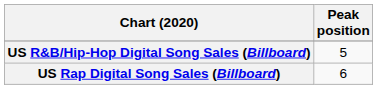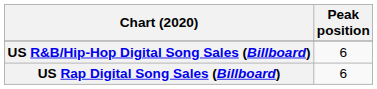(343, 52) 5 -> (343, 52) 6
